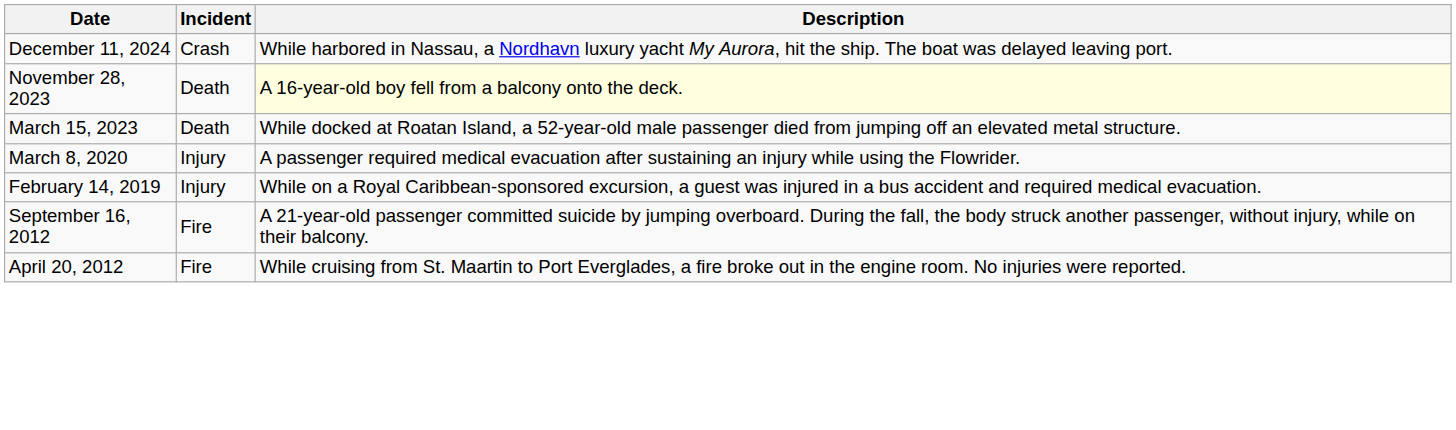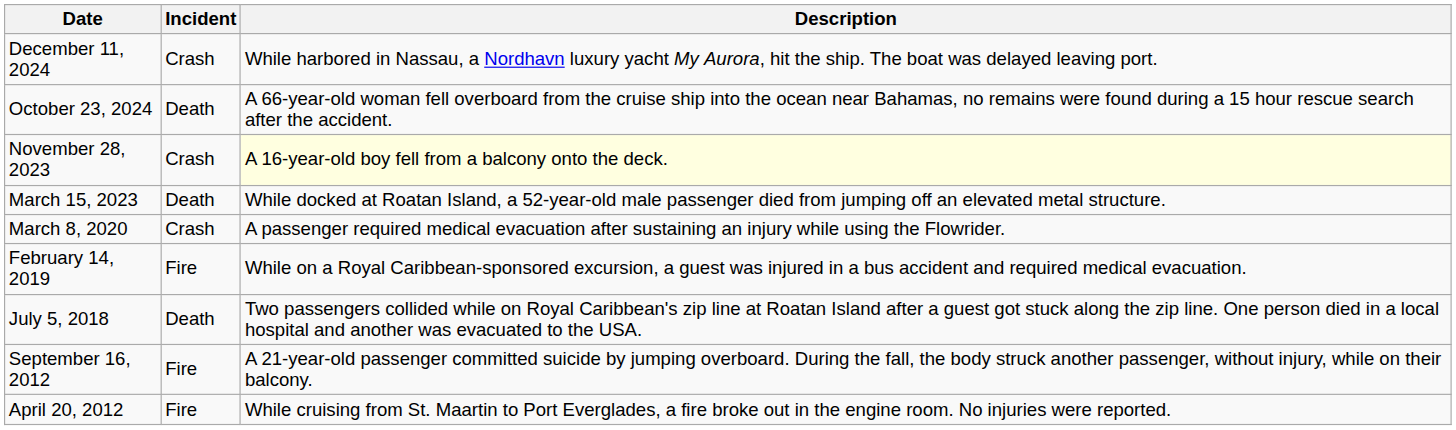+ row: (81, 109)
(205, 88) Death -> (190, 159) Crash
(203, 157) Injury -> (190, 229) Crash
(203, 187) Injury -> (181, 268) Fire
+ row: (59, 319)
